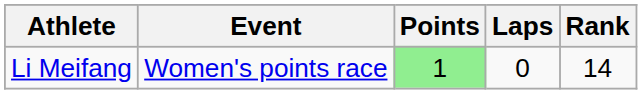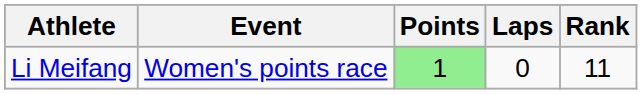(598, 67) 14 -> (598, 67) 11
